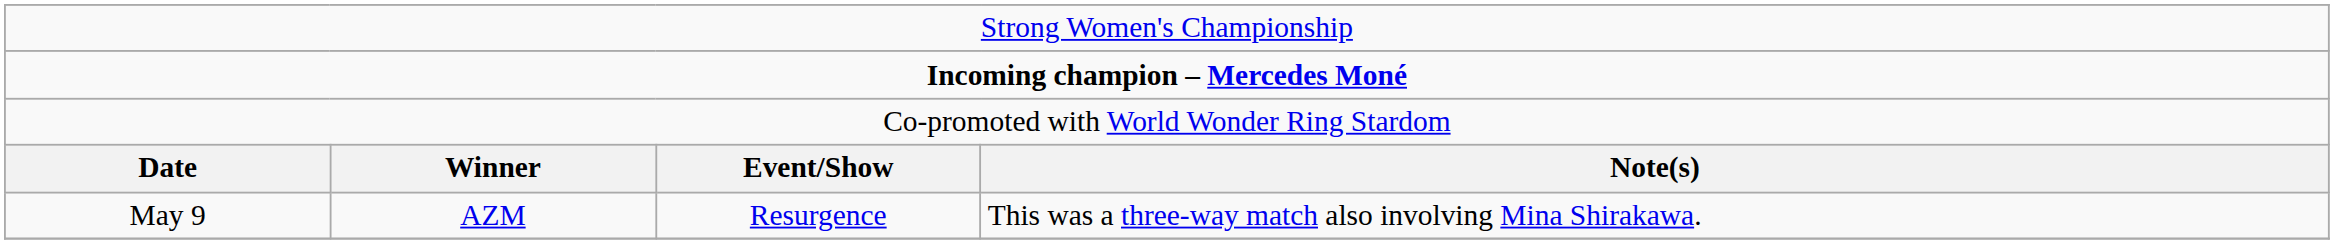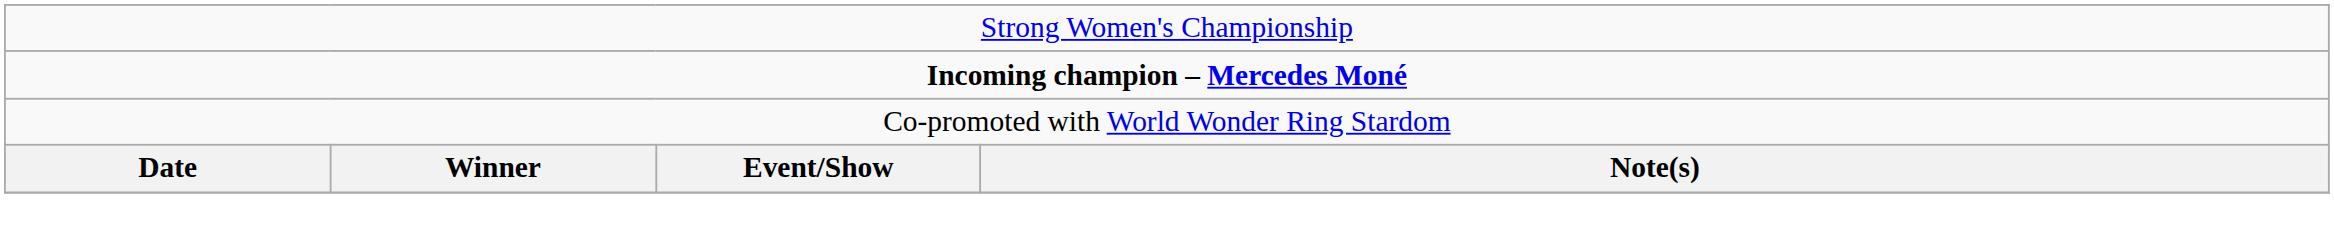- row: (168, 214)
